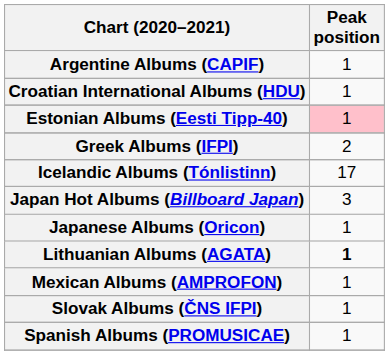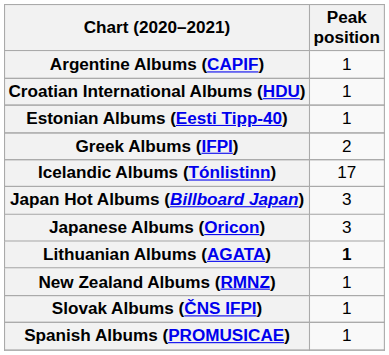(347, 118) pink background -> (347, 118) no background
(347, 227) 1 -> (347, 227) 3
- row: (157, 281)
+ row: (157, 281)
